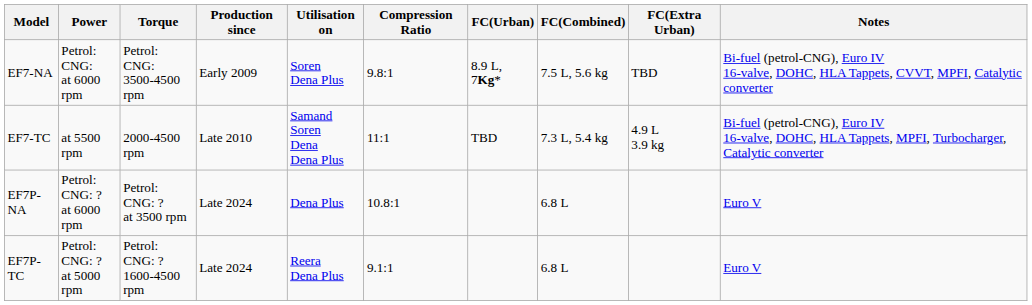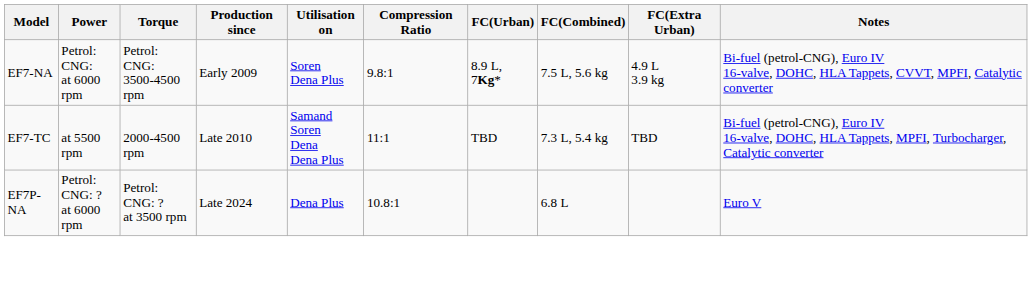(644, 72) TBD -> (648, 72) 4.9 L 3.9 kg
(648, 137) 4.9 L 3.9 kg -> (644, 137) TBD
- row: (24, 267)
